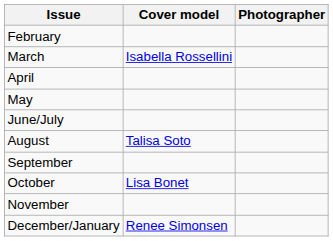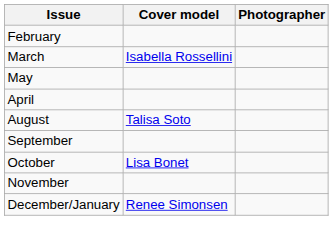rows swapped: (21, 78) <-> (20, 99)
- row: (36, 120)
